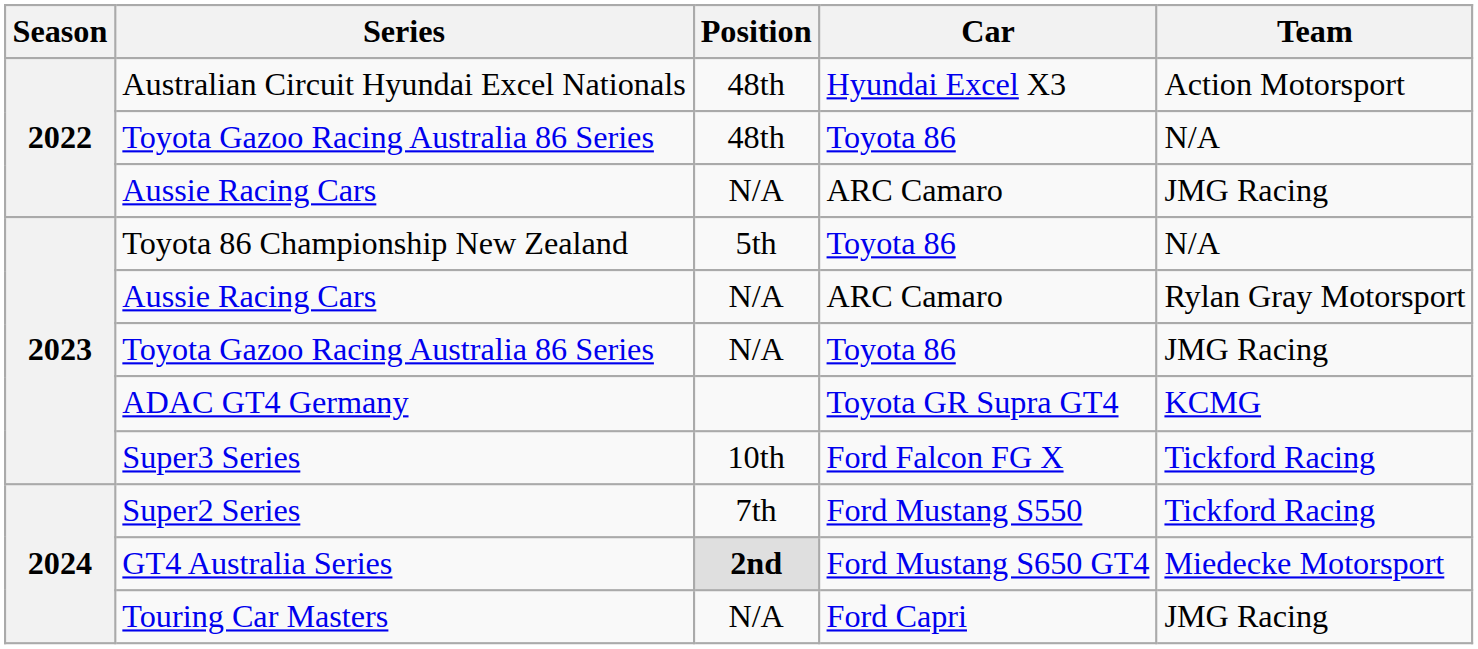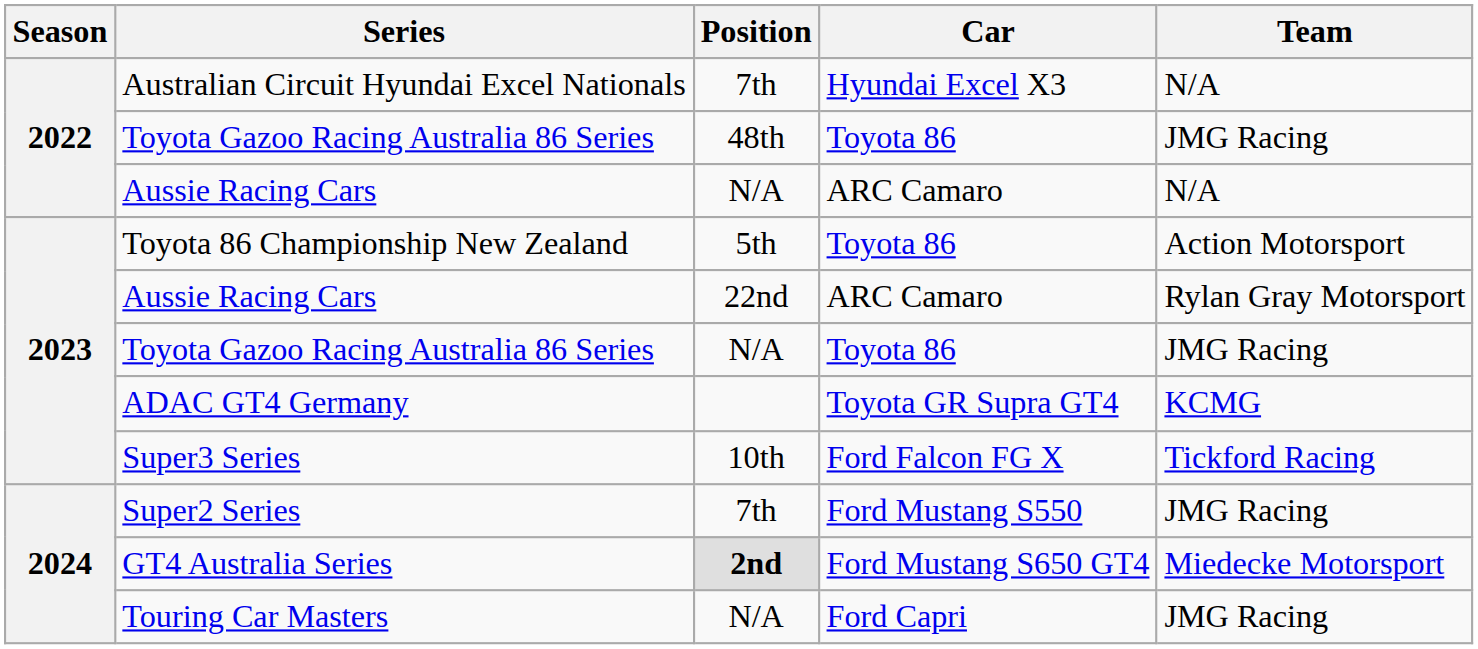(756, 84) 48th -> (756, 84) 7th
(1285, 84) Action Motorsport -> (1192, 84) N/A
(1192, 137) N/A -> (1246, 137) JMG Racing
(1246, 190) JMG Racing -> (1192, 190) N/A
(1192, 243) N/A -> (1285, 243) Action Motorsport
(756, 296) N/A -> (756, 296) 22nd
(1270, 509) Tickford Racing -> (1246, 509) JMG Racing
